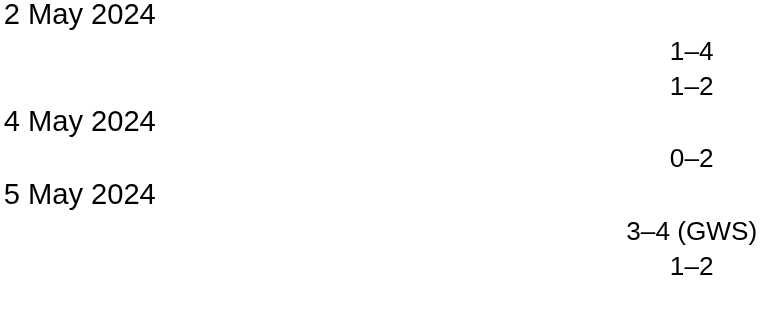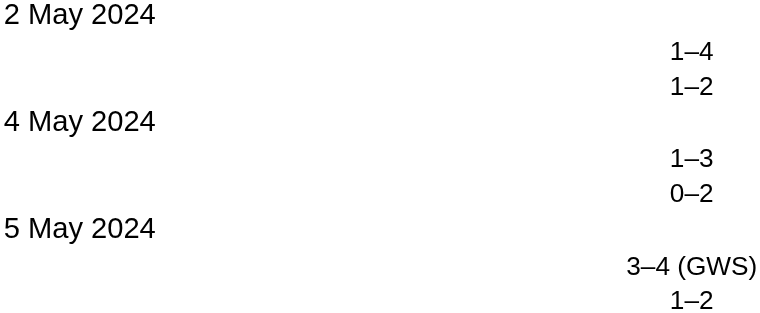+ row: (288, 158)
